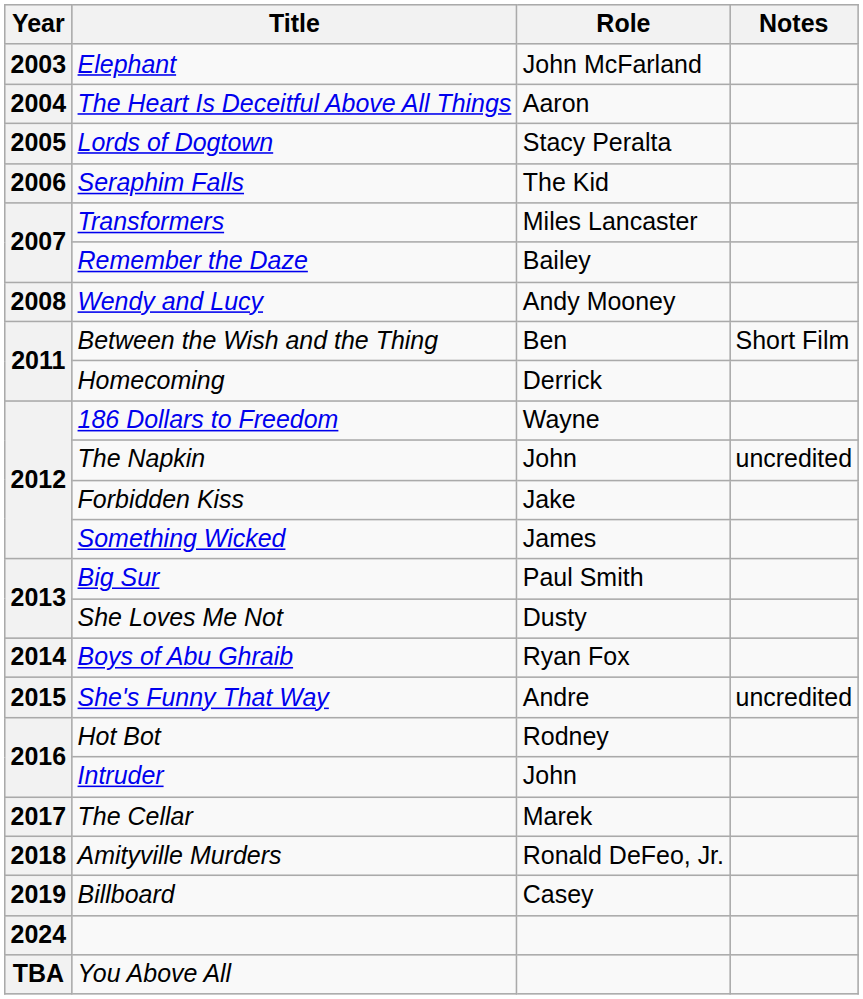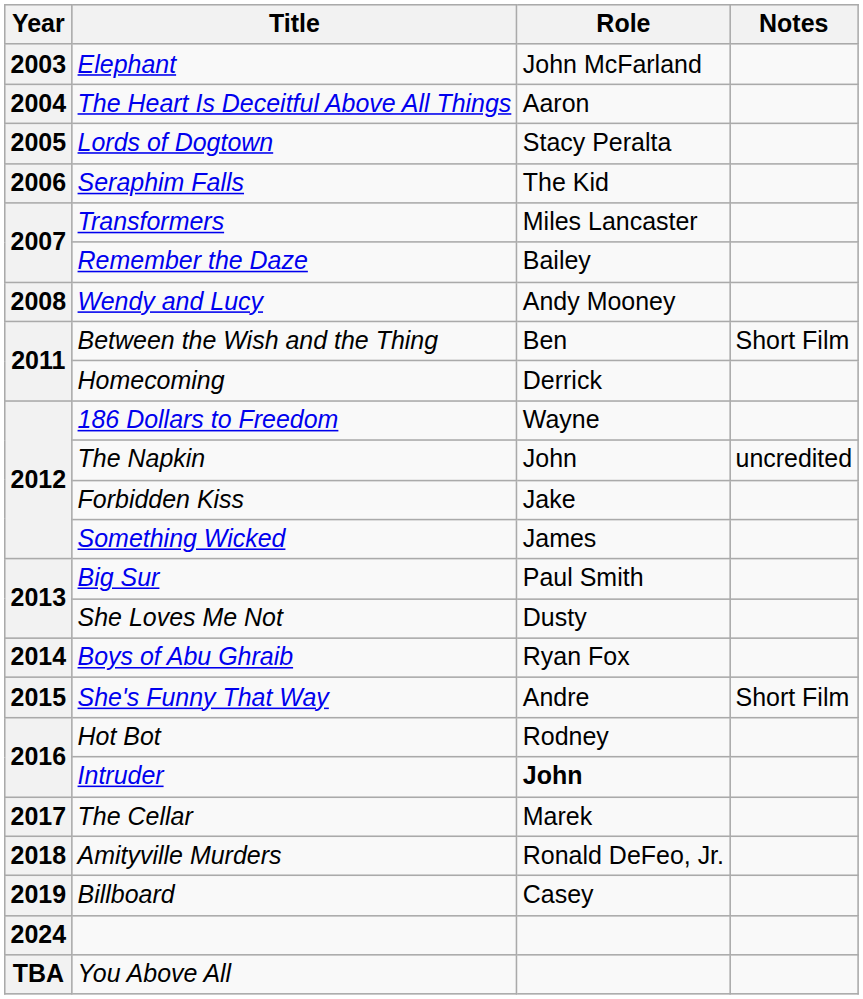(794, 697) uncredited -> (792, 697) Short Film
(550, 776) normal -> (553, 776) bold
